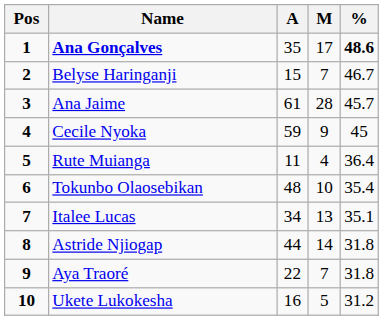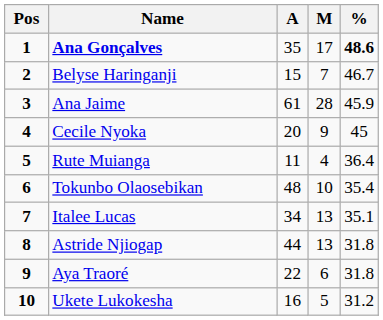(359, 103) 45.7 -> (359, 103) 45.9
(292, 132) 59 -> (292, 132) 20
(324, 245) 14 -> (324, 245) 13
(324, 273) 7 -> (324, 273) 6
